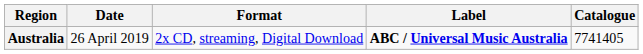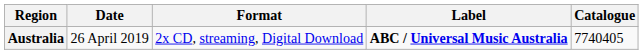(599, 37) 7741405 -> (599, 37) 7740405
